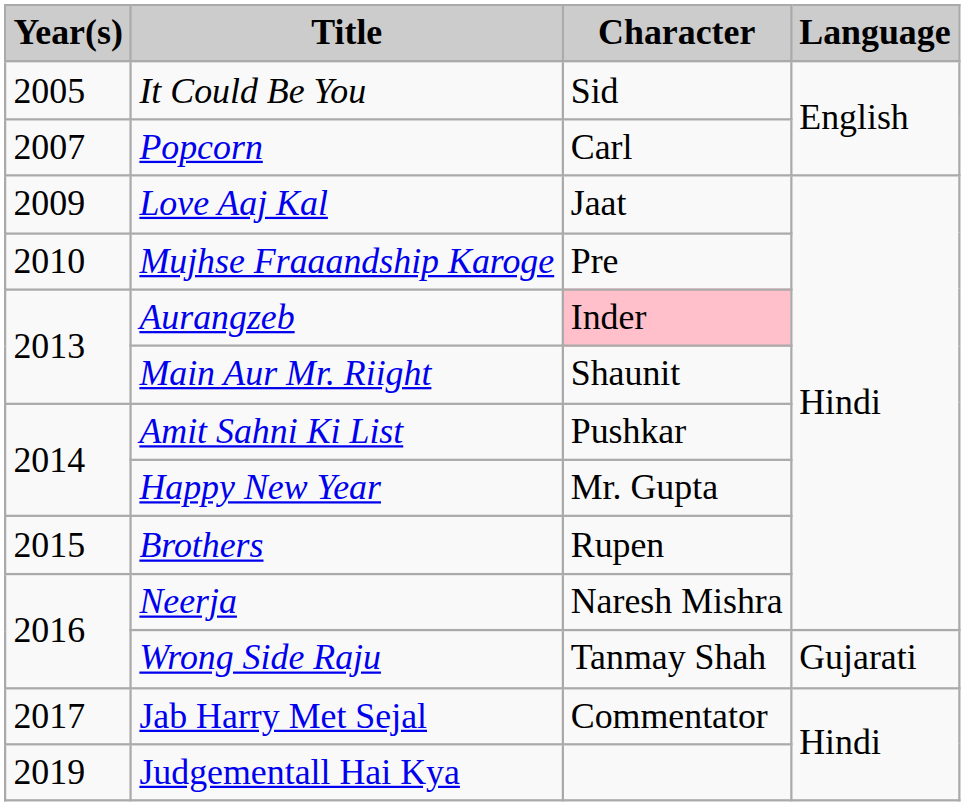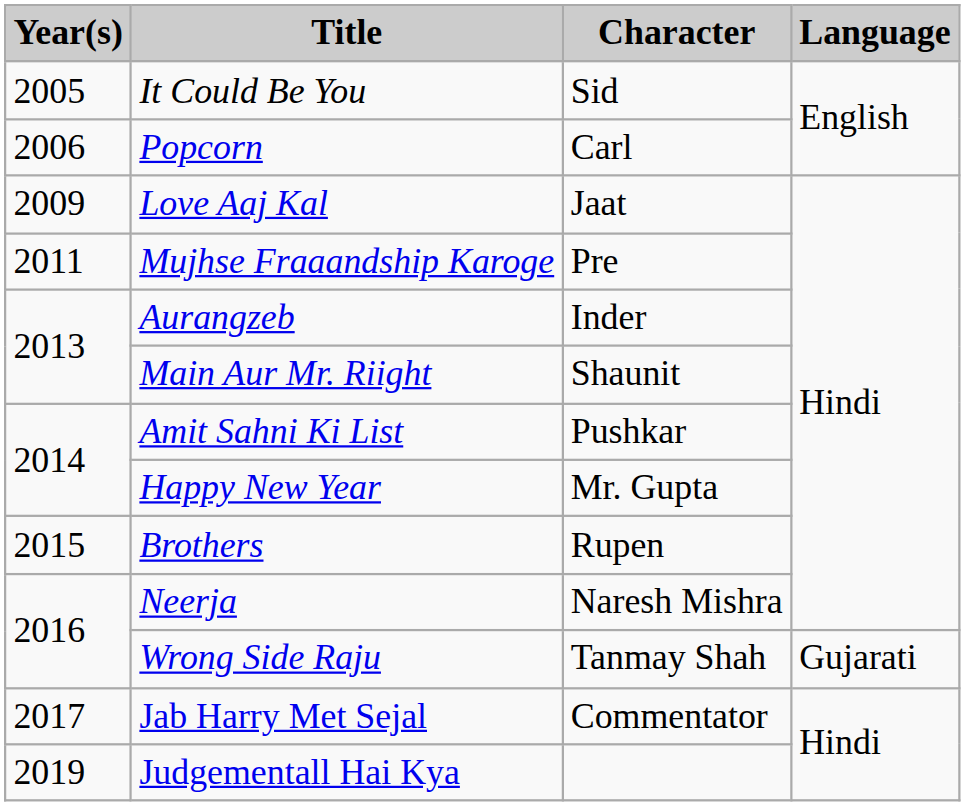(49, 146) 2007 -> (49, 146) 2006
(49, 260) 2010 -> (49, 260) 2011
(609, 317) pink background -> (609, 317) no background
